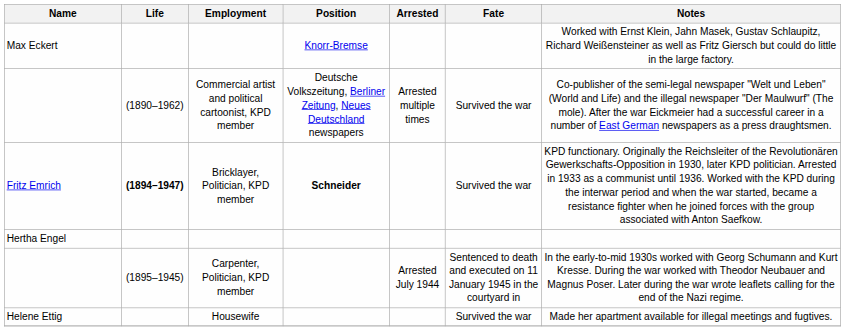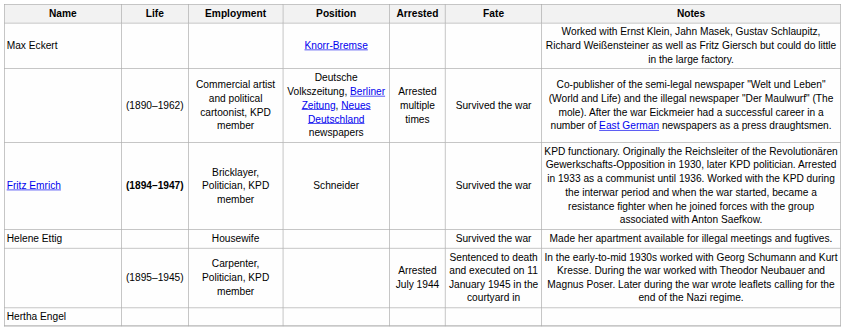(336, 186) bold -> (336, 186) normal
rows swapped: (36, 238) <-> (34, 317)
